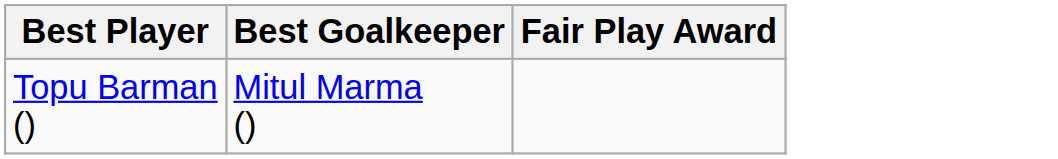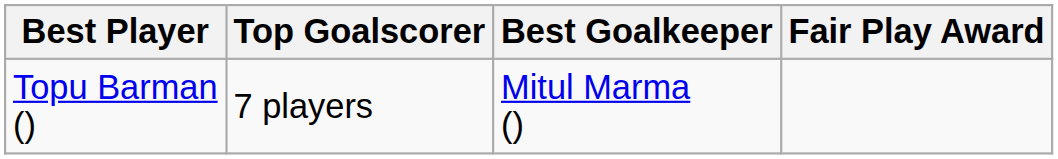+ column: (359, 31)
